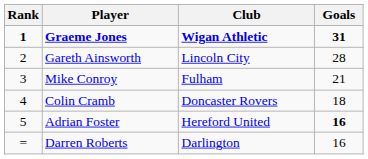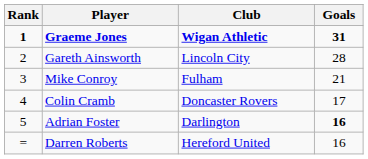(339, 100) 18 -> (339, 100) 17
(226, 121) Hereford United -> (211, 121) Darlington
(211, 143) Darlington -> (226, 143) Hereford United
